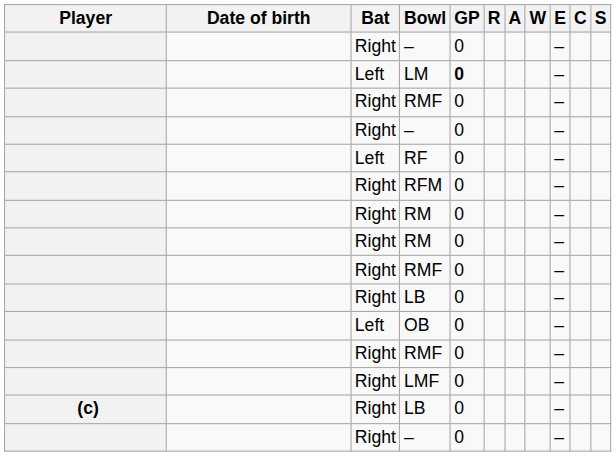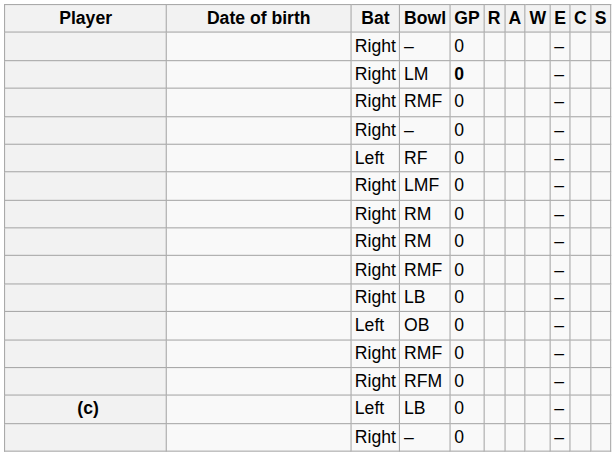(370, 74) Left -> (375, 74) Right
rows swapped: (86, 186) <-> (86, 381)
(375, 409) Right -> (370, 409) Left
